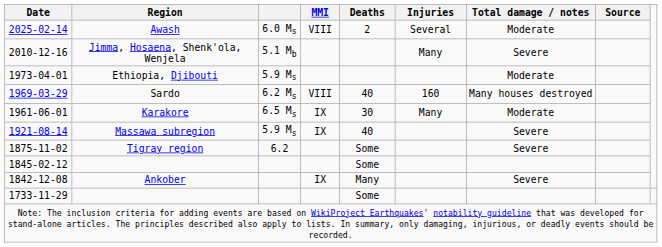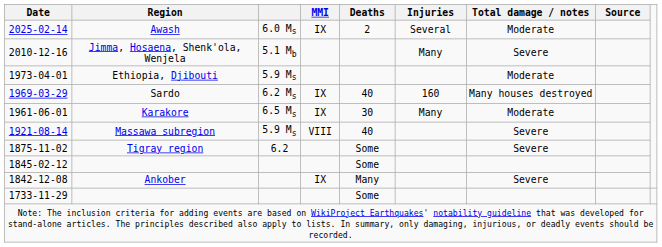(320, 30) VIII -> (320, 30) IX
(320, 94) VIII -> (320, 94) IX
(320, 131) IX -> (320, 131) VIII
